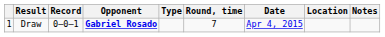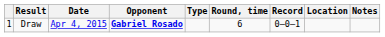columns swapped: (66, 12) <-> (275, 12)
(214, 25) 7 -> (240, 25) 6
